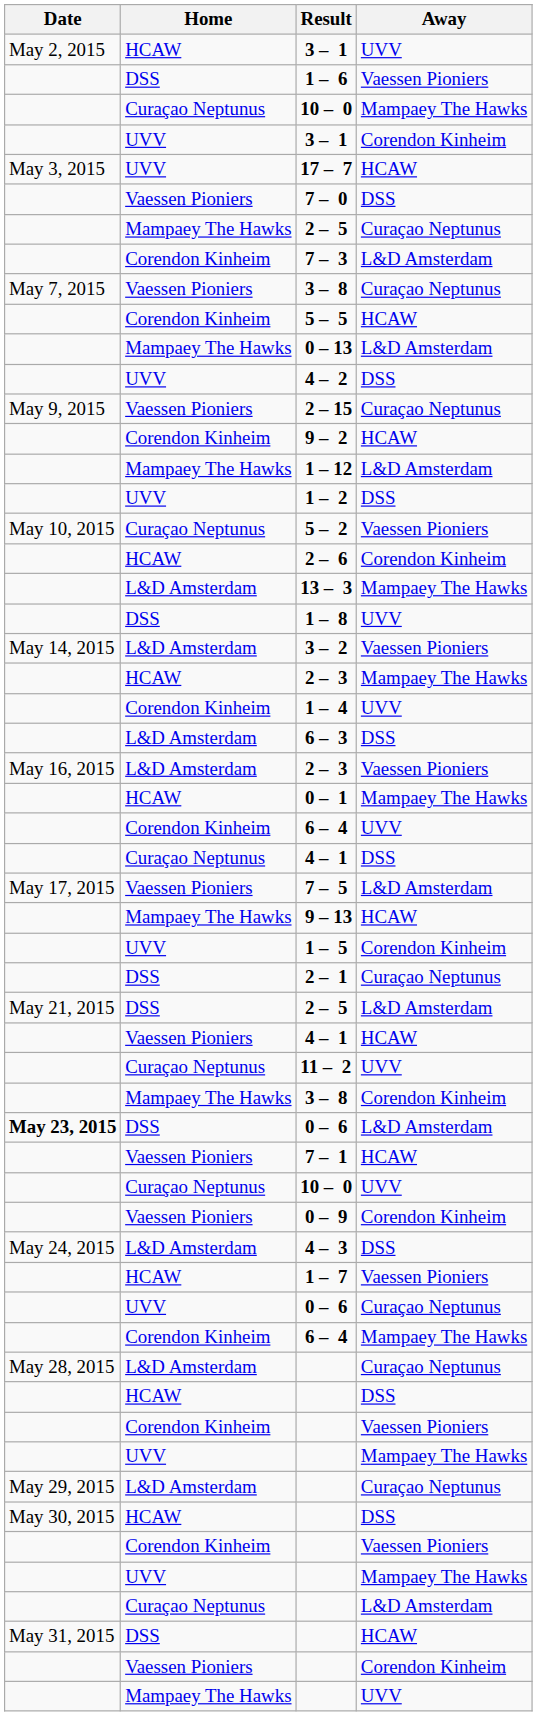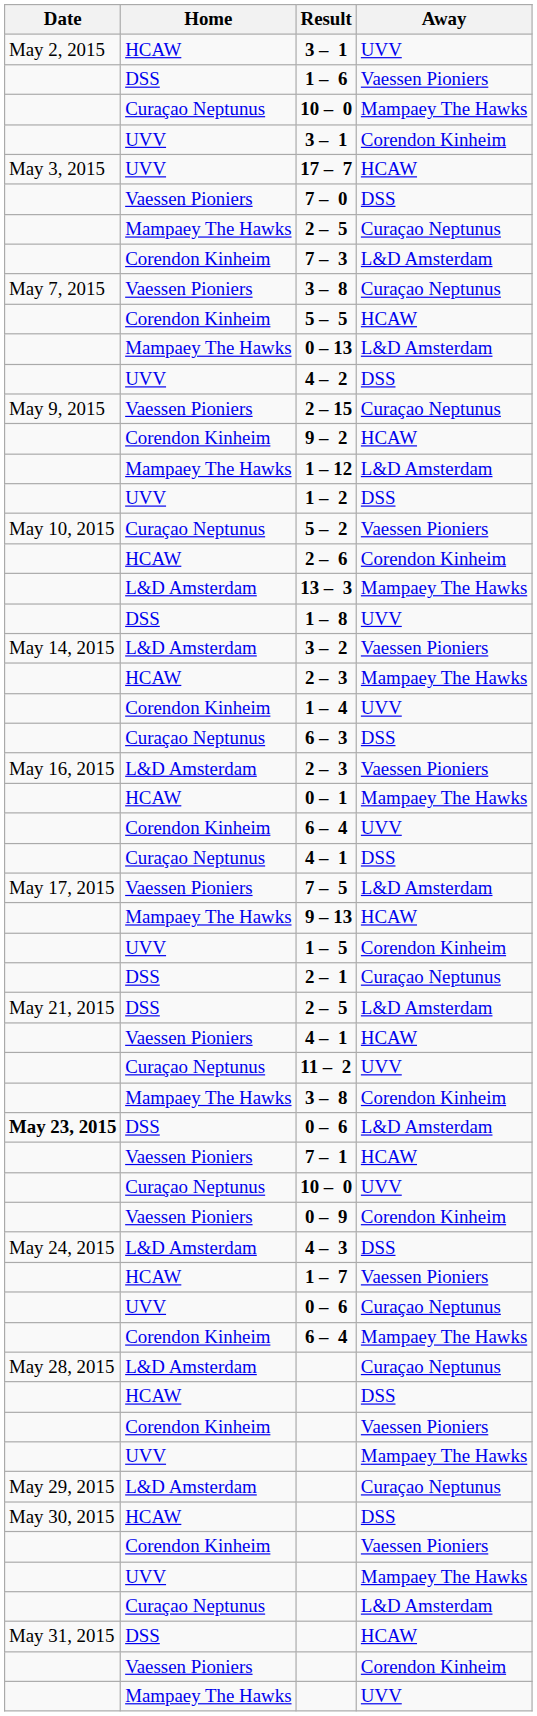(191, 738) L&D Amsterdam -> (195, 738) Curaçao Neptunus
